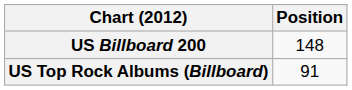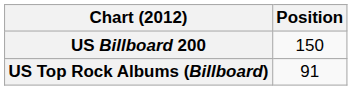(310, 44) 148 -> (310, 44) 150
